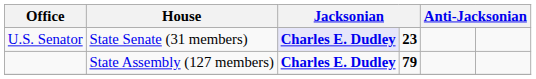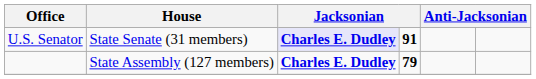(410, 39) 23 -> (410, 39) 91
